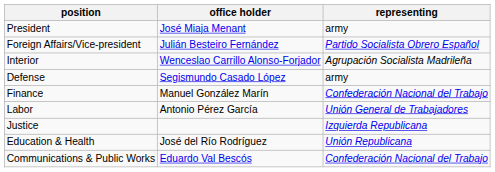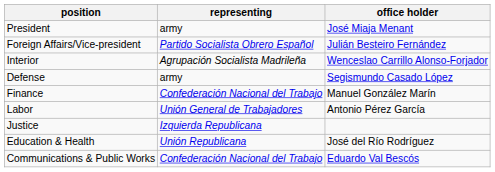columns swapped: (240, 12) <-> (407, 12)
